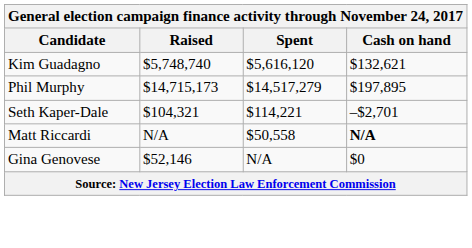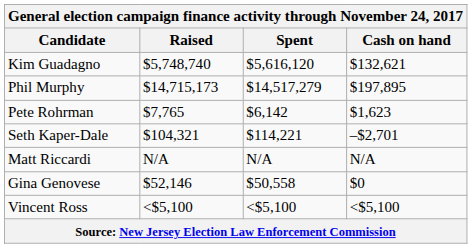+ row: (51, 111)
(271, 135) $50,558 -> (259, 159) N/A
(363, 135) bold -> (363, 159) normal
(259, 159) N/A -> (271, 183) $50,558
+ row: (48, 207)
